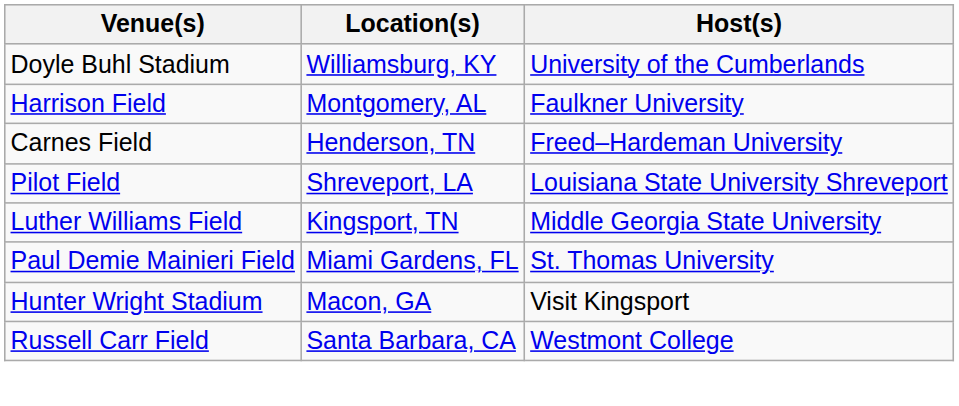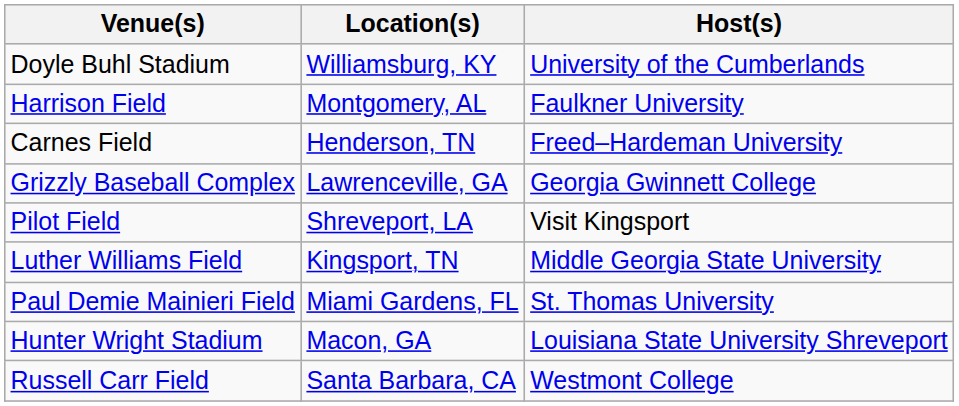+ row: (153, 182)
(739, 182) Louisiana State University Shreveport -> (610, 222) Visit Kingsport
(610, 301) Visit Kingsport -> (739, 340) Louisiana State University Shreveport
